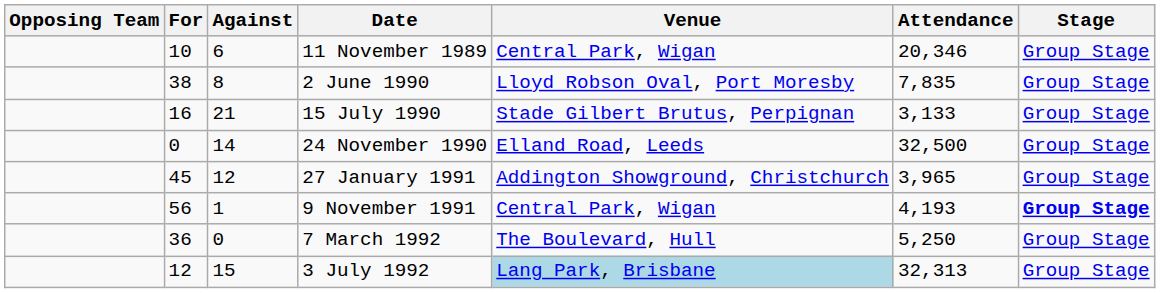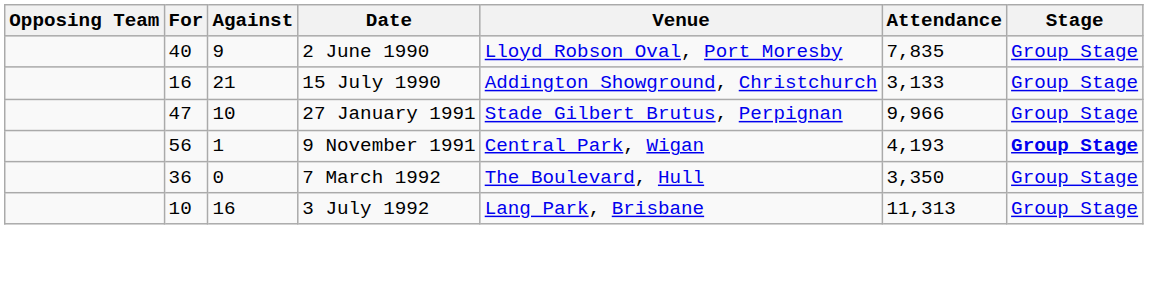- row: (395, 52)
(180, 83) 38 -> (180, 52) 40
(218, 83) 8 -> (218, 52) 9
(675, 114) Stade Gilbert Brutus, Perpignan -> (681, 83) Addington Showground, Christchurch
- row: (395, 146)
(180, 177) 45 -> (180, 114) 47
(224, 177) 12 -> (224, 114) 10
(693, 177) Addington Showground, Christchurch -> (664, 114) Stade Gilbert Brutus, Perpignan
(927, 177) 3,965 -> (915, 114) 9,966
(927, 240) 5,250 -> (915, 177) 3,350
(180, 271) 12 -> (180, 209) 10
(224, 271) 15 -> (224, 209) 16
(606, 271) lightblue background -> (594, 209) no background
(933, 271) 32,313 -> (921, 209) 11,313
